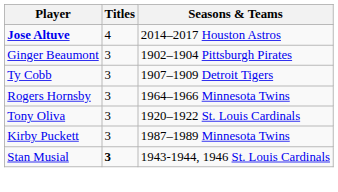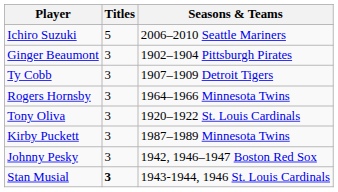+ row: (42, 34)
- row: (38, 34)
+ row: (43, 156)
